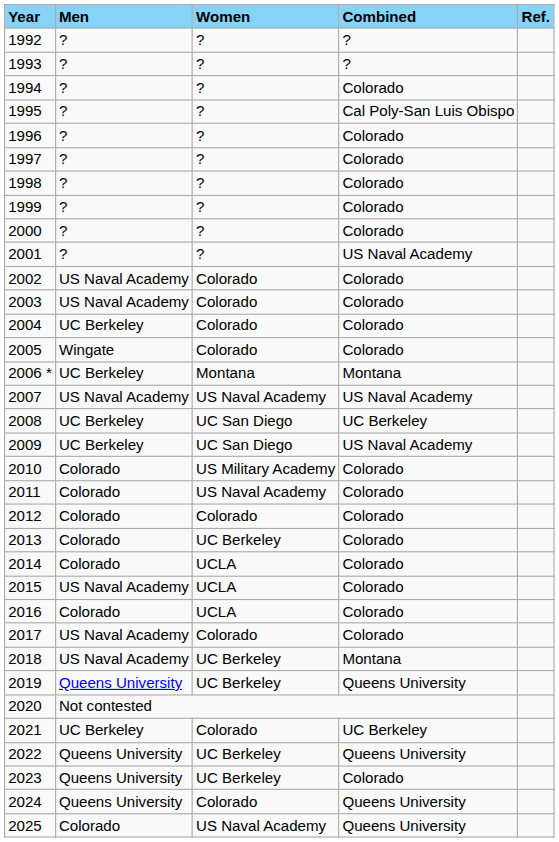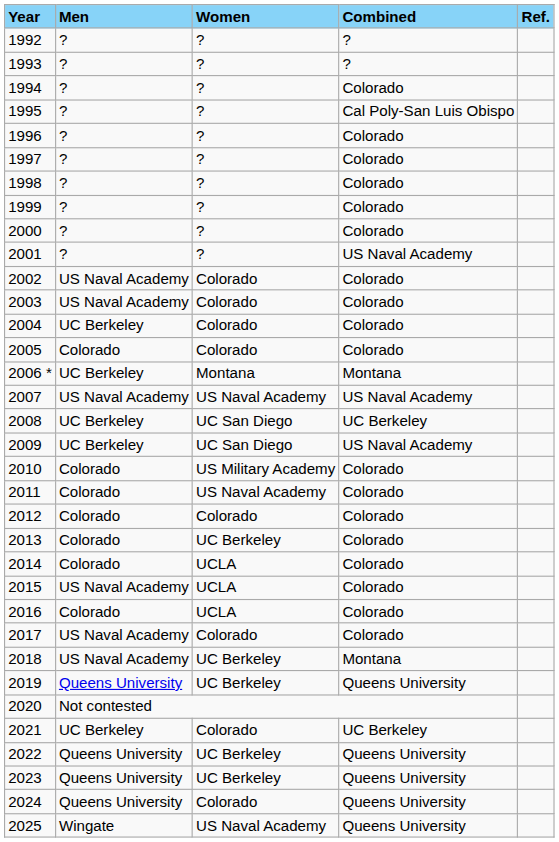(87, 349) Wingate -> (90, 349) Colorado
(373, 778) Colorado -> (404, 778) Queens University
(90, 825) Colorado -> (87, 825) Wingate
